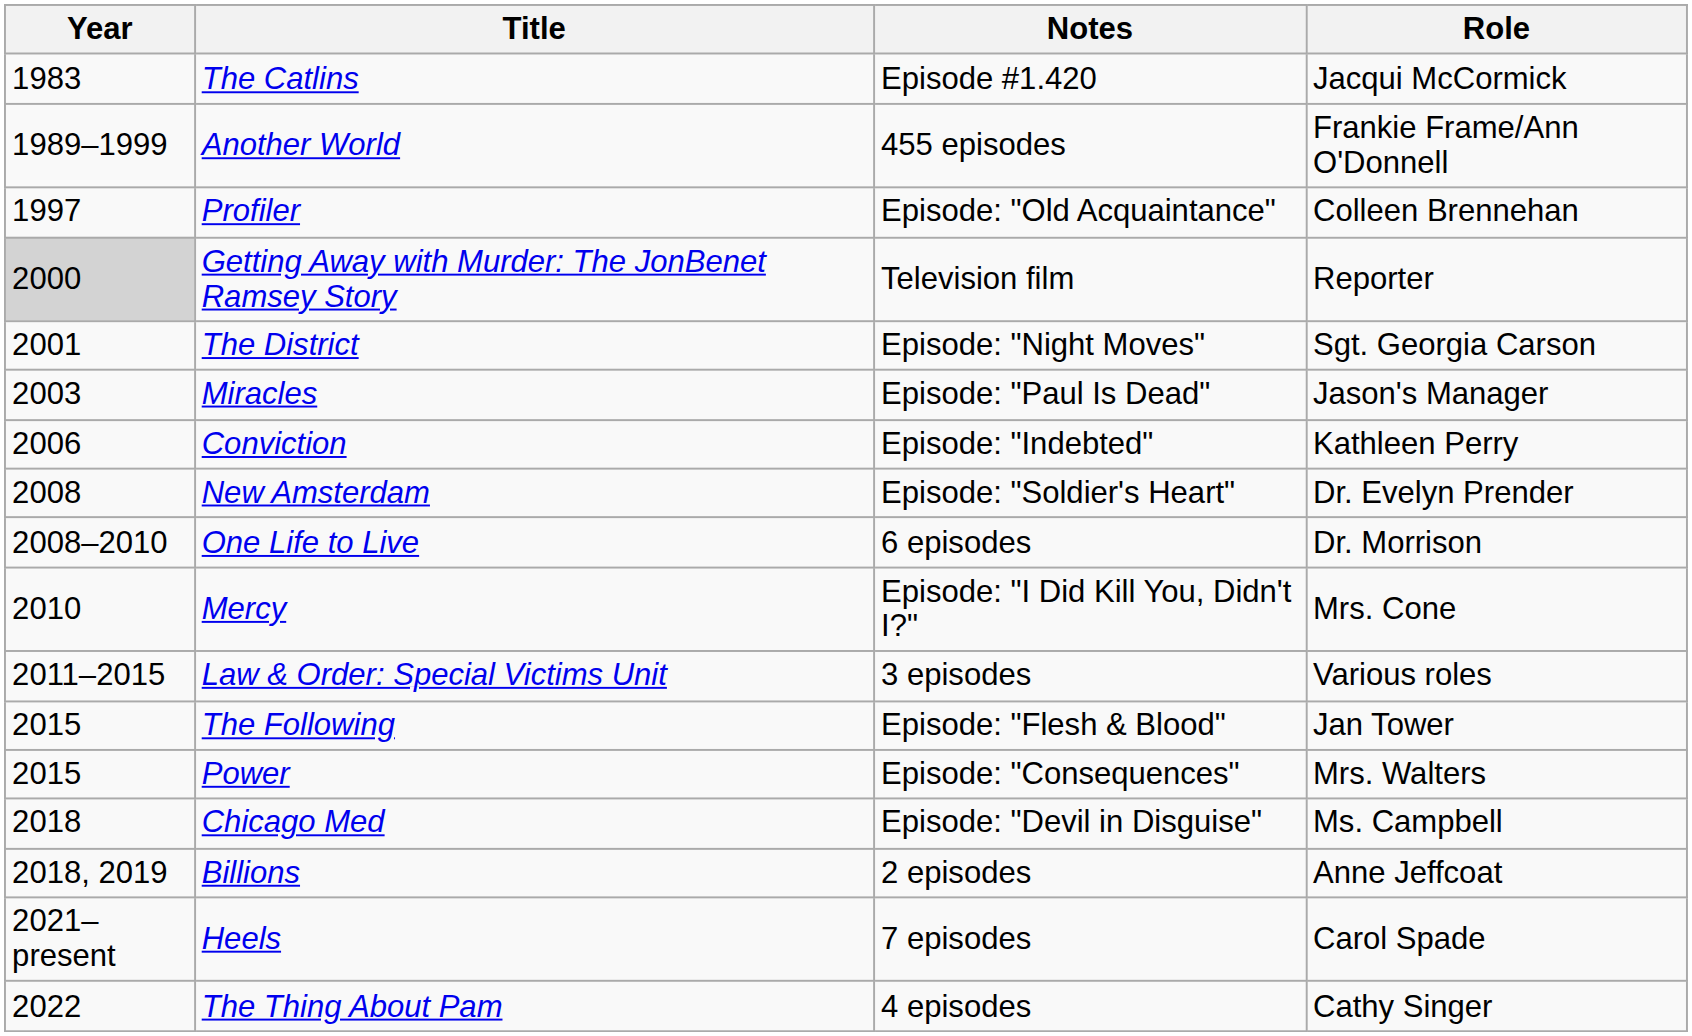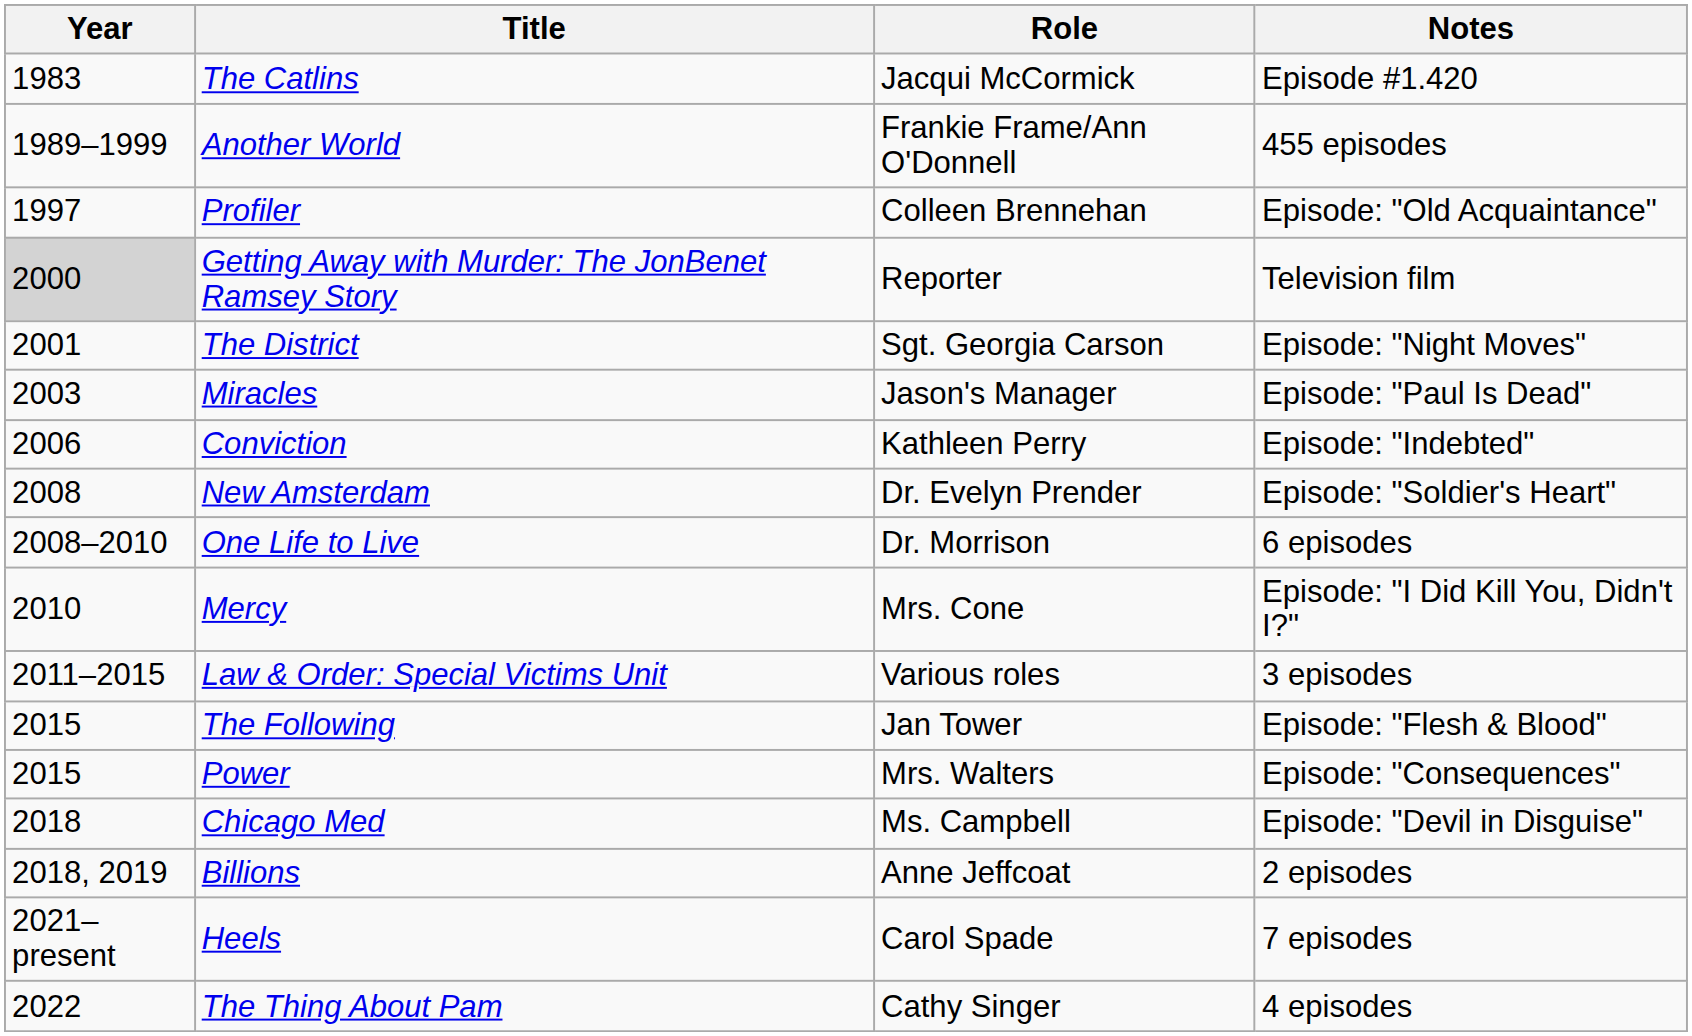columns swapped: (1496, 29) <-> (1090, 29)
